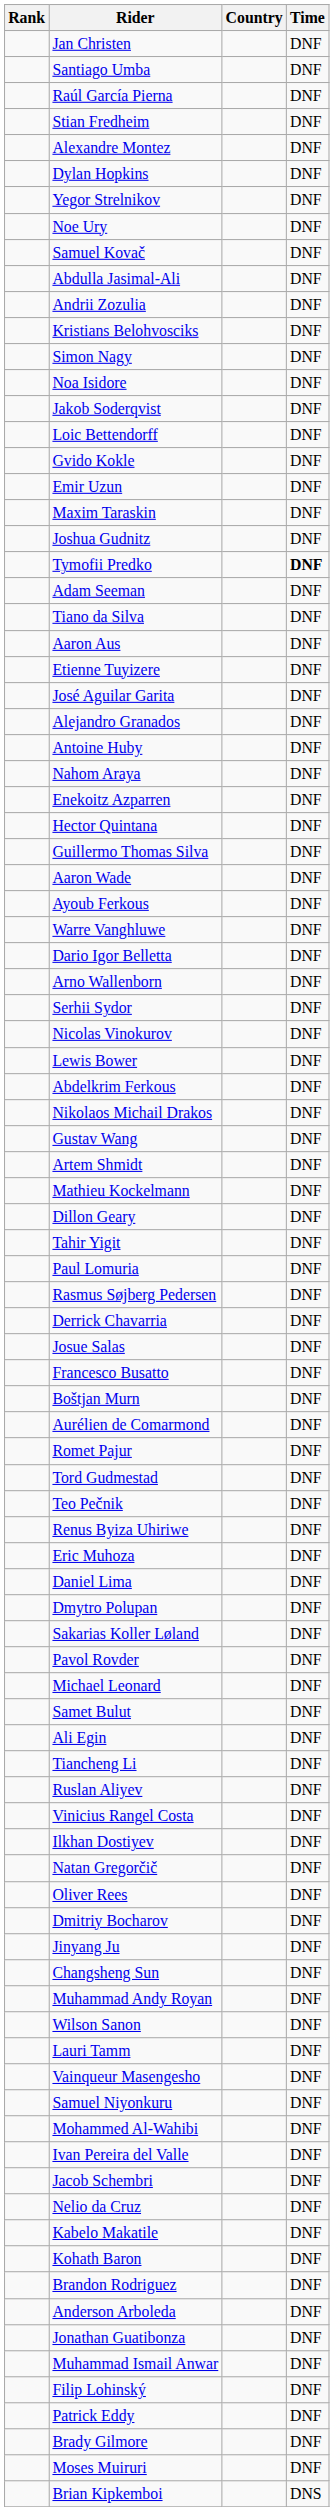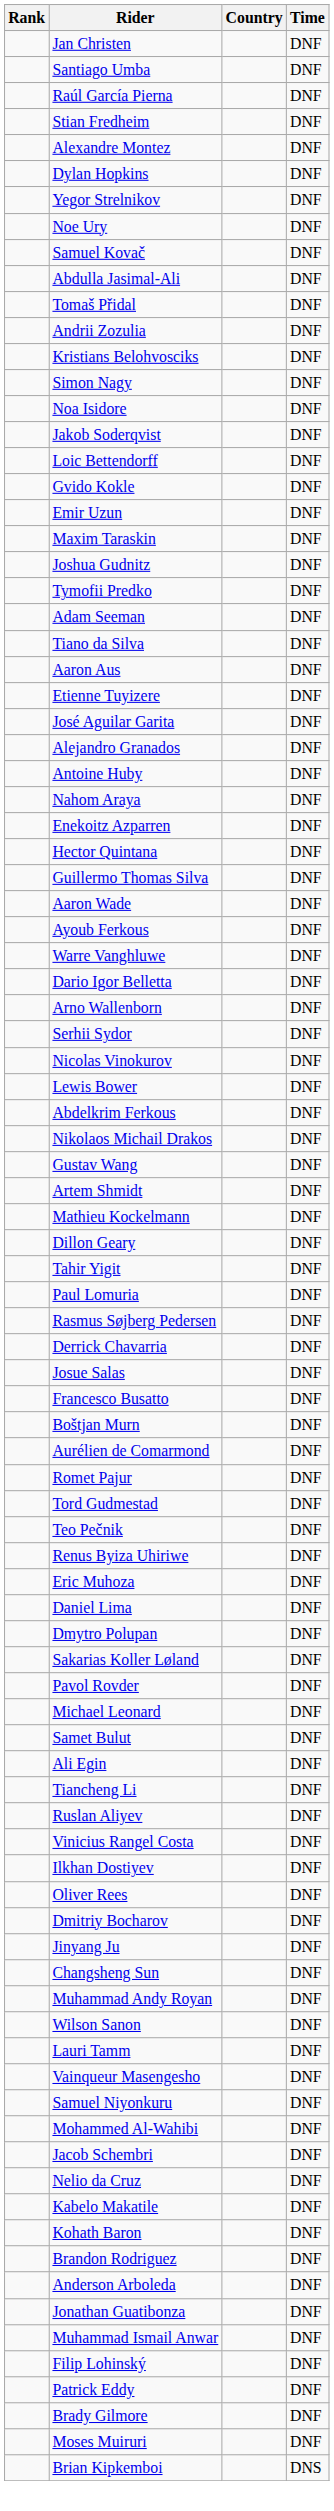+ row: (94, 304)
(306, 565) bold -> (306, 591) normal
- row: (105, 1868)
- row: (120, 2155)
